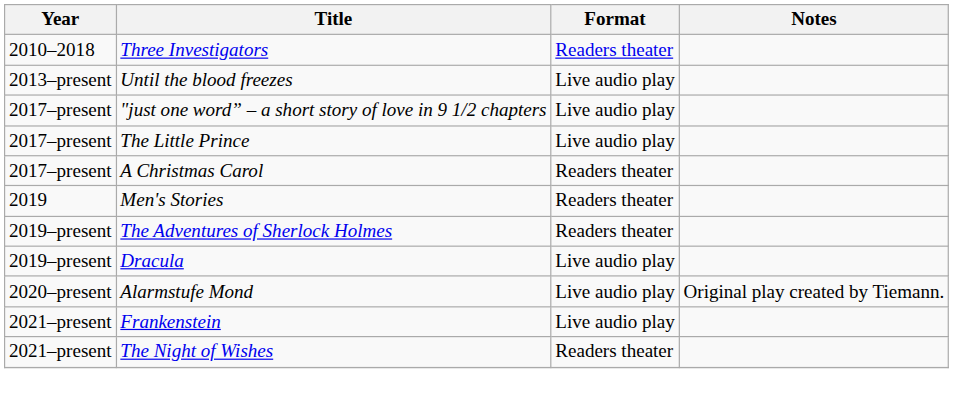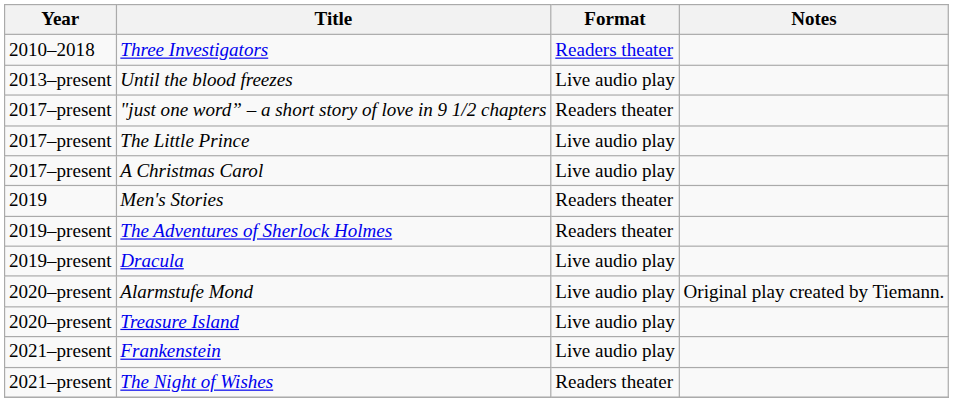(615, 110) Live audio play -> (614, 110) Readers theater
(614, 170) Readers theater -> (615, 170) Live audio play
+ row: (180, 321)
